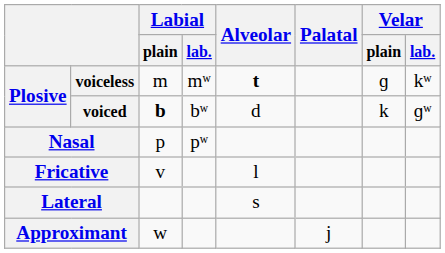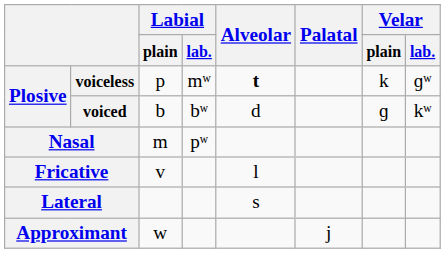(160, 80) m -> (160, 80) p
(384, 80) ɡ -> (384, 80) k
(423, 80) kʷ -> (423, 80) ɡʷ
(160, 111) bold -> (160, 111) normal
(384, 111) k -> (384, 111) ɡ
(423, 111) ɡʷ -> (423, 111) kʷ
(160, 141) p -> (160, 141) m
